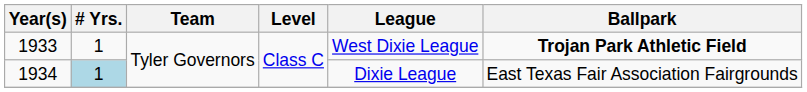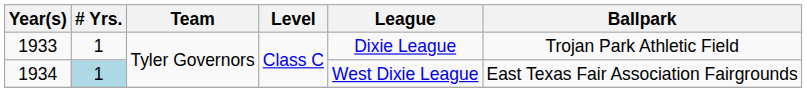(405, 46) West Dixie League -> (405, 46) Dixie League
(642, 46) bold -> (642, 46) normal
(405, 74) Dixie League -> (405, 74) West Dixie League
